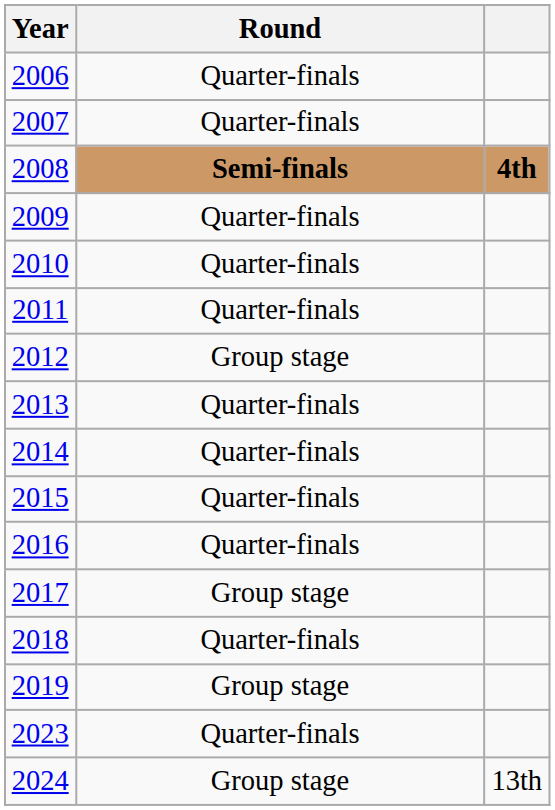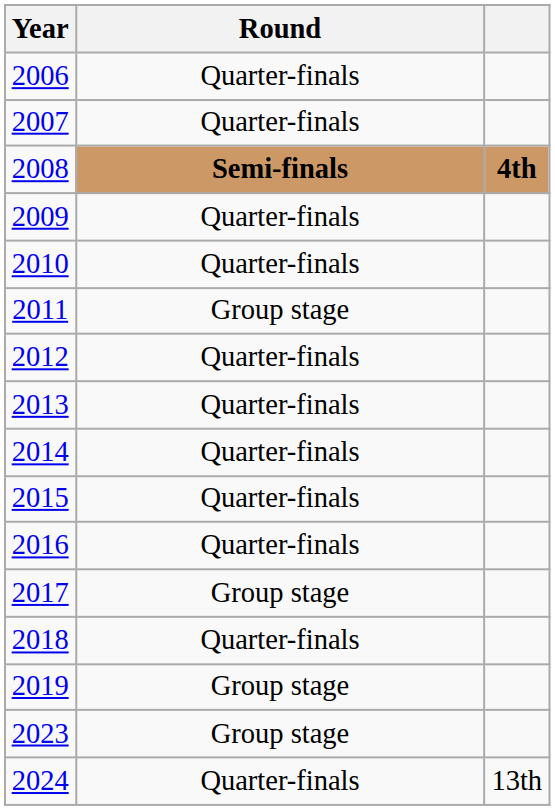(280, 310) Quarter-finals -> (280, 310) Group stage
(280, 357) Group stage -> (280, 357) Quarter-finals
(280, 733) Quarter-finals -> (280, 733) Group stage
(280, 780) Group stage -> (280, 780) Quarter-finals
